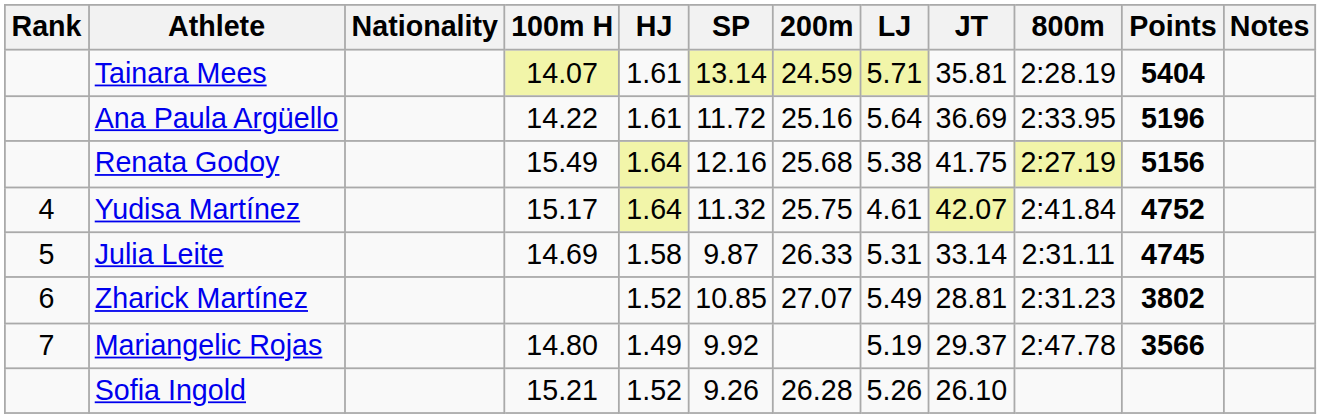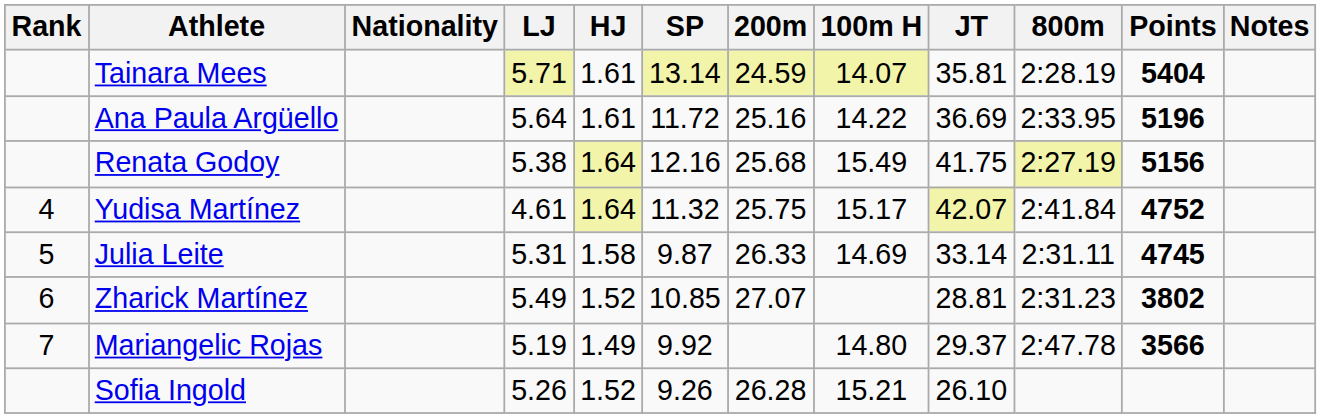columns swapped: (562, 27) <-> (894, 27)
